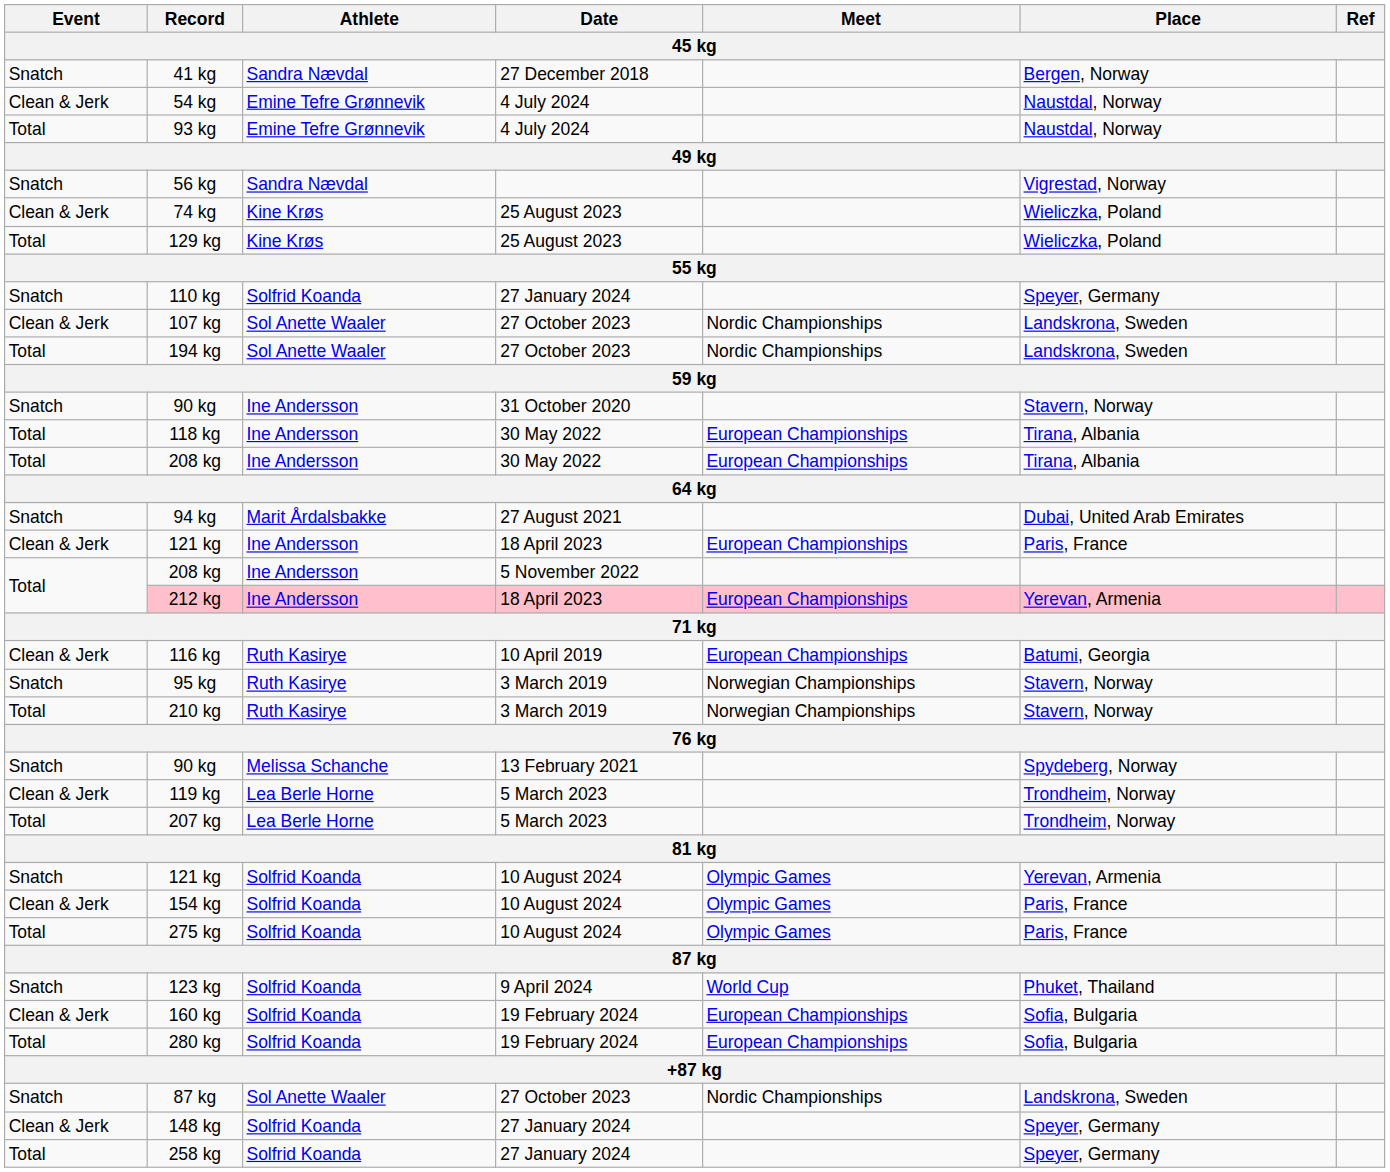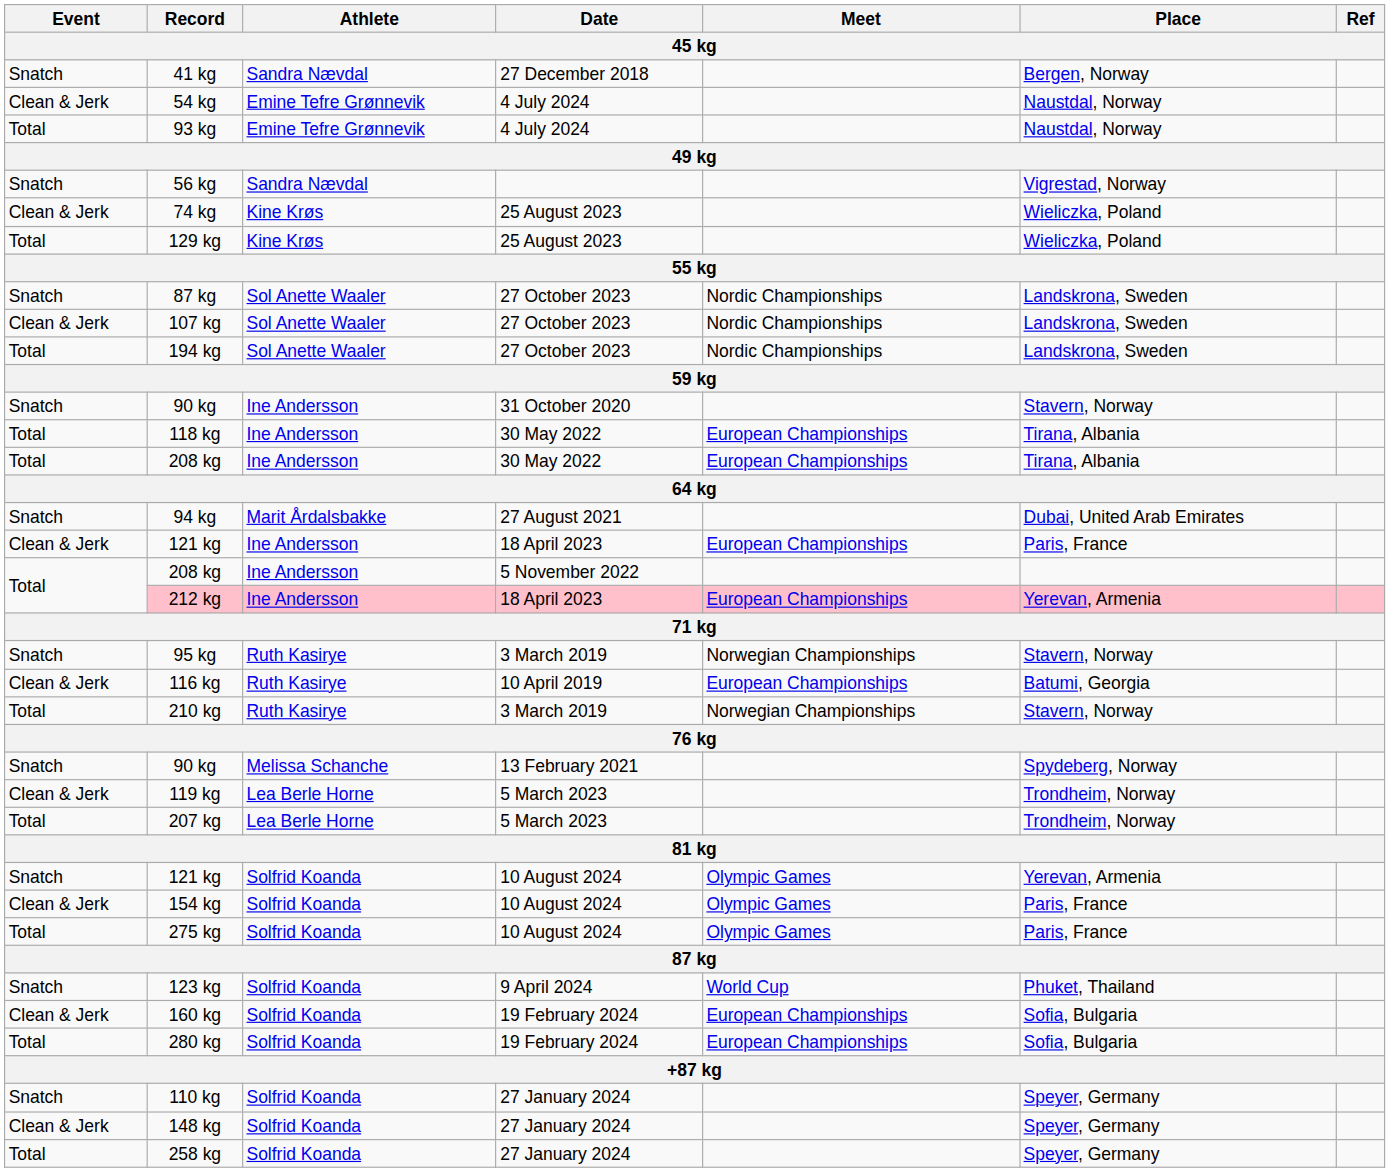rows swapped: (195, 1098) <-> (195, 295)
rows swapped: (195, 683) <-> (195, 655)
